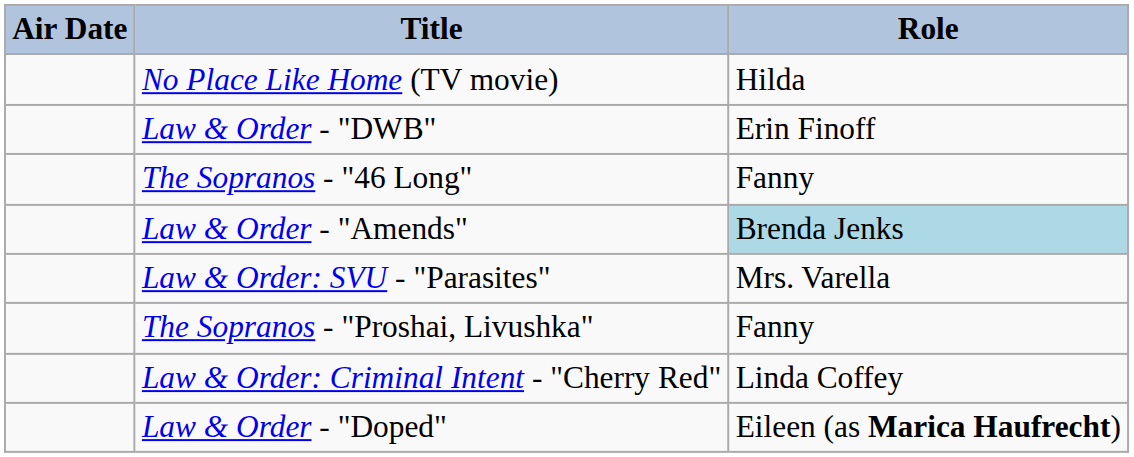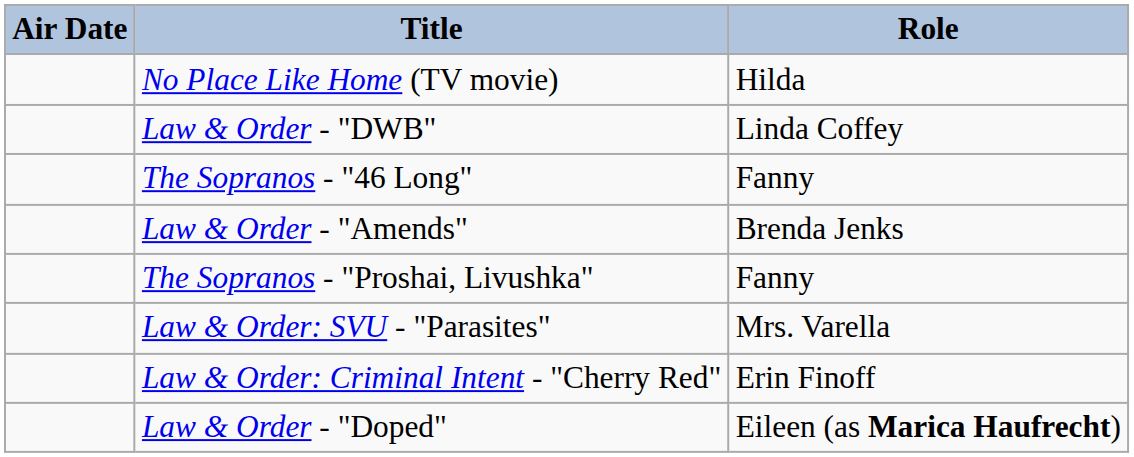(806, 128) Erin Finoff -> (819, 128) Linda Coffey
(820, 228) lightblue background -> (820, 228) no background
rows swapped: (368, 327) <-> (346, 278)
(819, 377) Linda Coffey -> (806, 377) Erin Finoff
